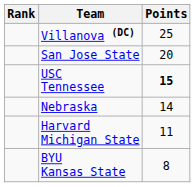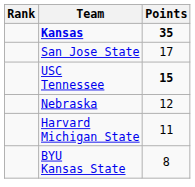+ row: (62, 33)
- row: (88, 35)
(166, 55) 20 -> (166, 52) 17
(166, 107) 14 -> (166, 104) 12
